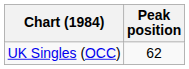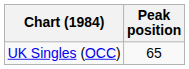(154, 53) 62 -> (154, 53) 65
